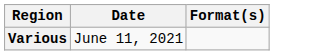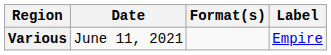+ column: (298, 16)
